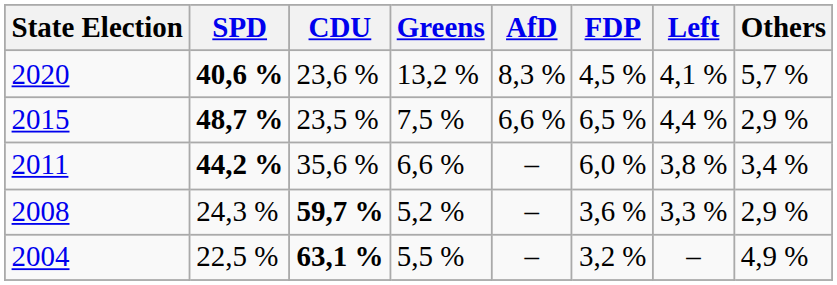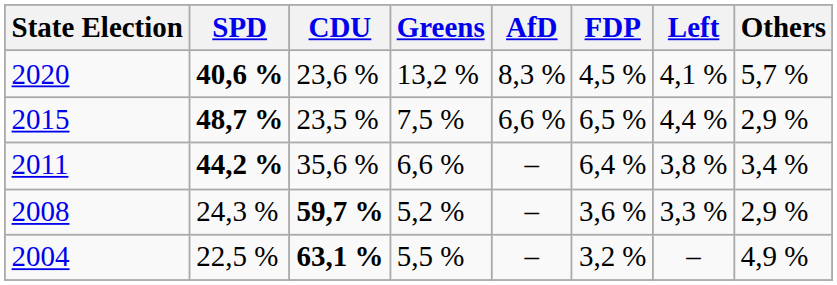(613, 165) 6,0 % -> (613, 165) 6,4 %
